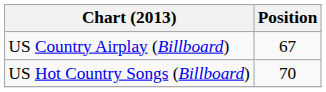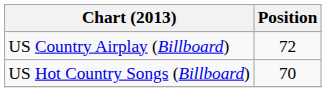(288, 45) 67 -> (288, 45) 72
